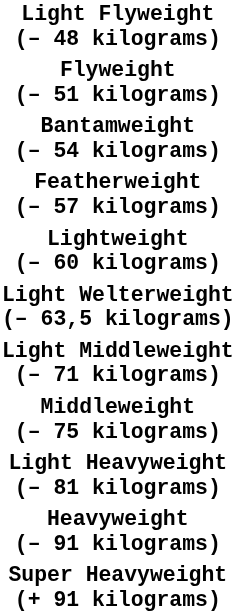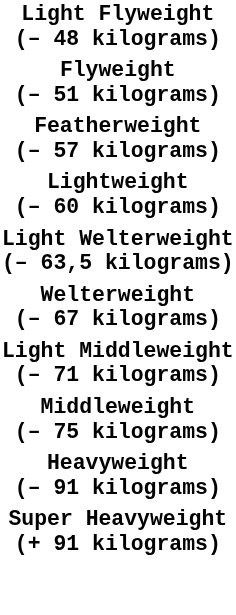- row: (118, 139)
+ row: (118, 307)
- row: (118, 476)
